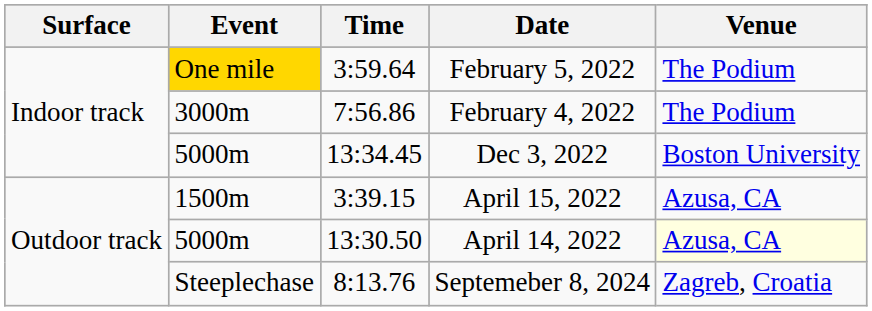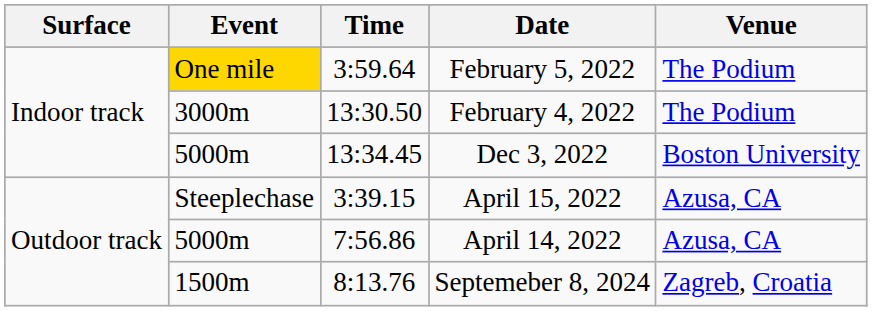(374, 111) 7:56.86 -> (374, 111) 13:30.50
(212, 197) 1500m -> (244, 197) Steeplechase
(374, 240) 13:30.50 -> (374, 240) 7:56.86
(722, 240) lightyellow background -> (722, 240) no background
(244, 283) Steeplechase -> (212, 283) 1500m
